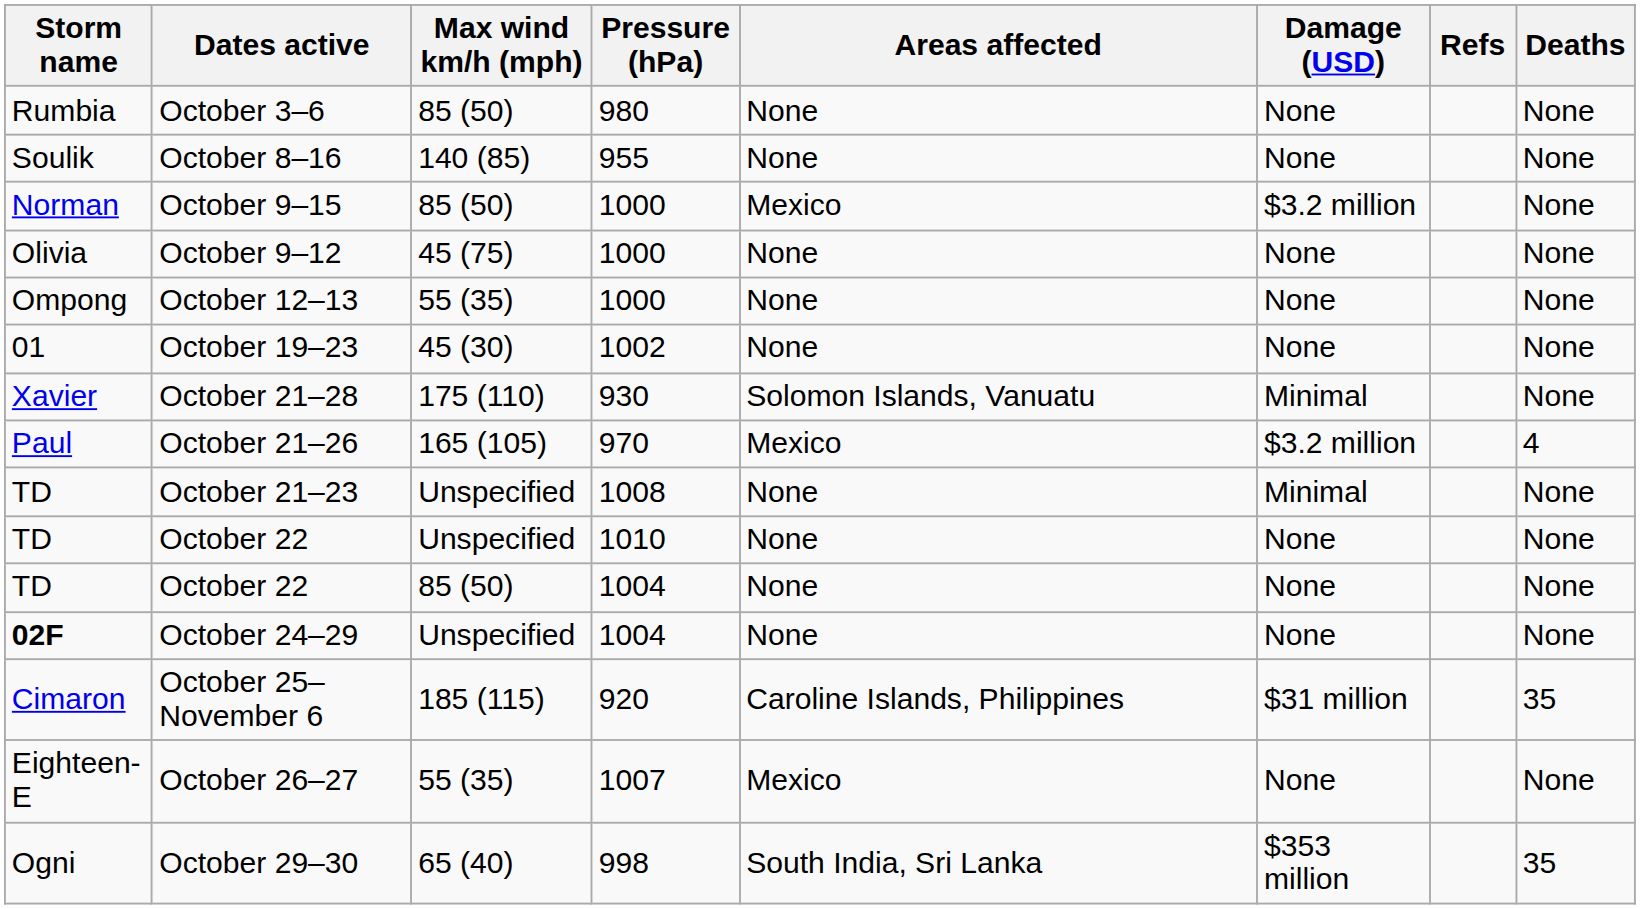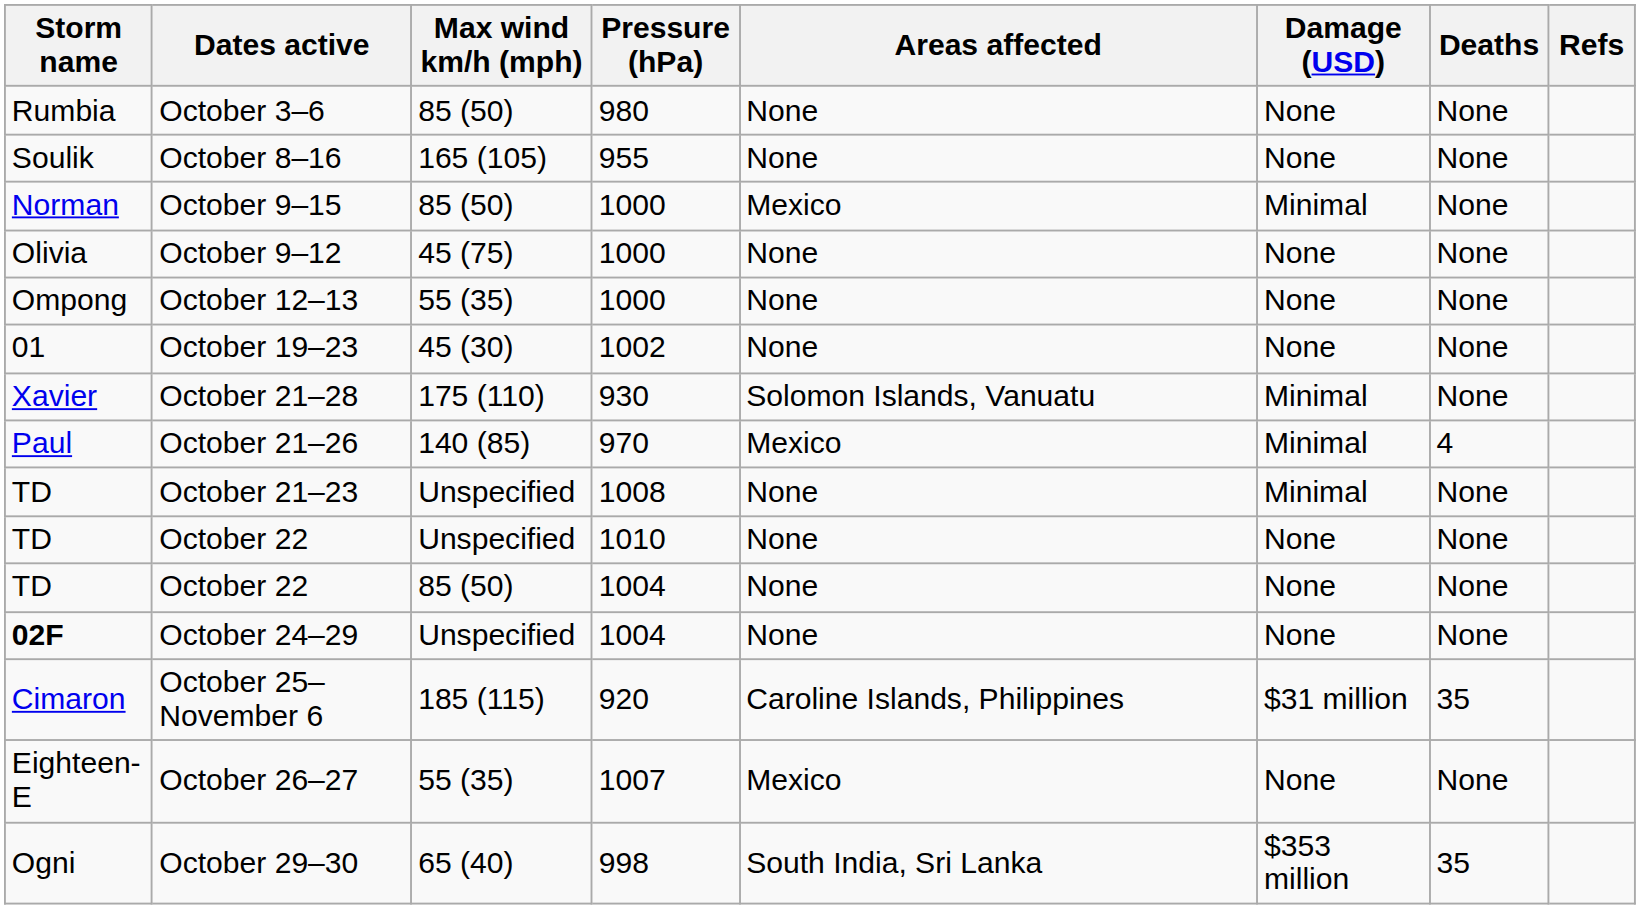columns swapped: (1575, 45) <-> (1473, 45)
(474, 157) 140 (85) -> (483, 157) 165 (105)
(1340, 205) $3.2 million -> (1316, 205) Minimal
(483, 443) 165 (105) -> (474, 443) 140 (85)
(1340, 443) $3.2 million -> (1316, 443) Minimal
